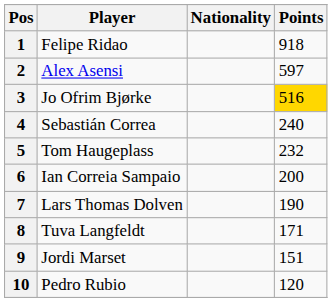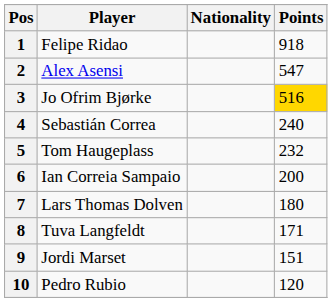(291, 71) 597 -> (291, 71) 547
(291, 204) 190 -> (291, 204) 180
